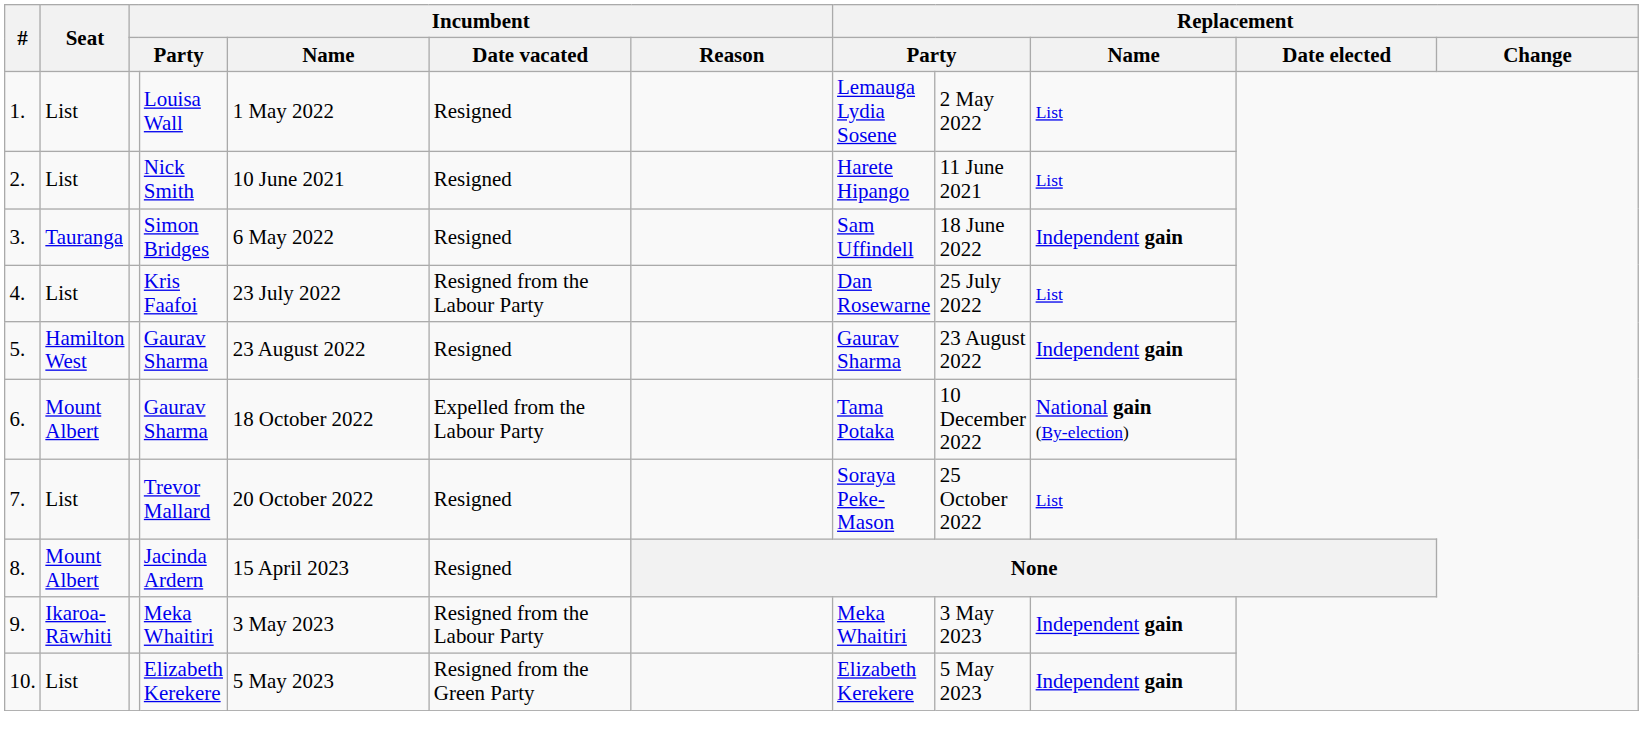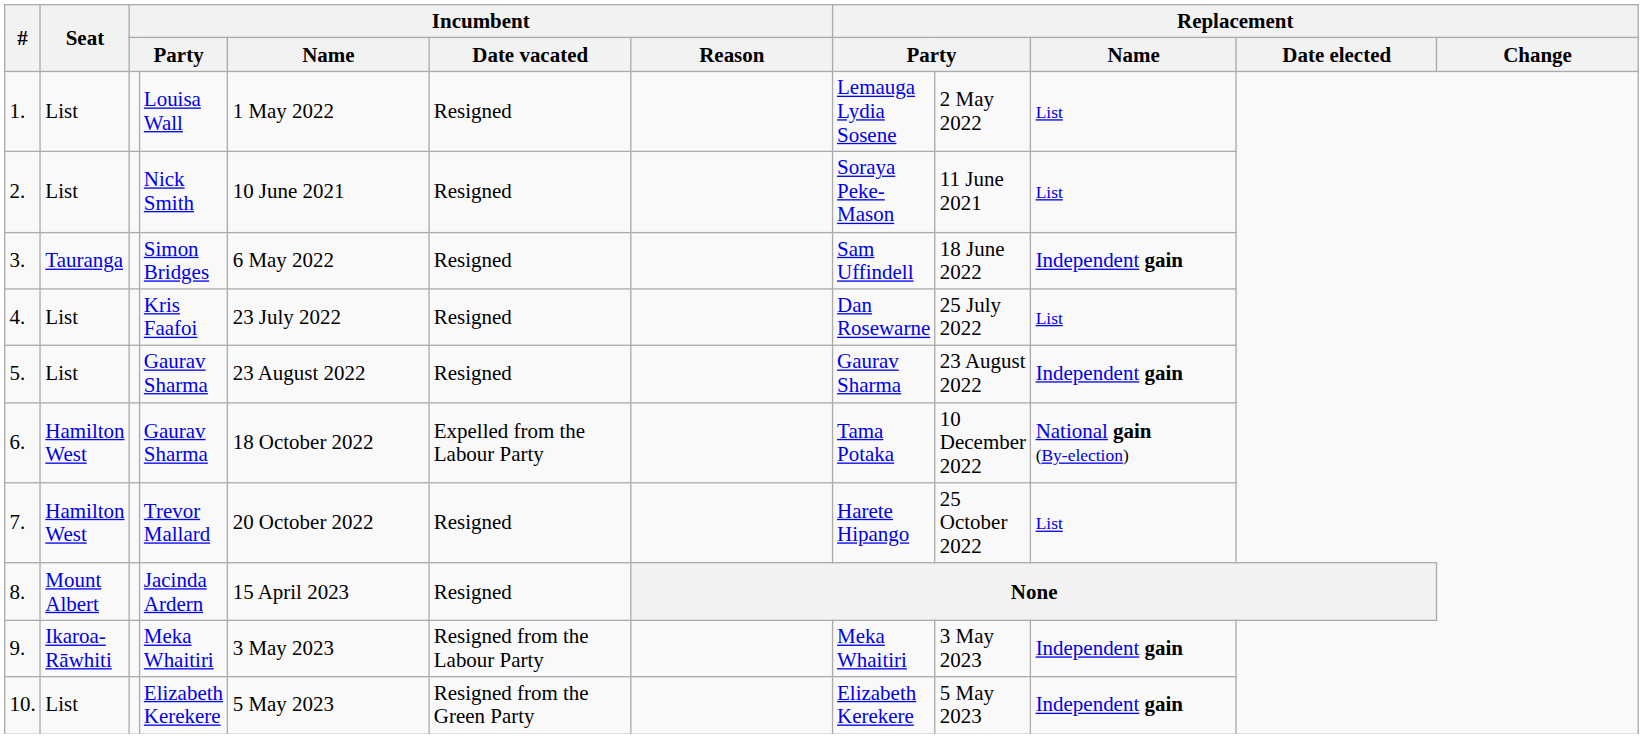(873, 179) Harete Hipango -> (866, 191) Soraya Peke-Mason
(511, 293) Resigned from the Labour Party -> (473, 317) Resigned
(85, 350) Hamilton West -> (62, 373) List
(73, 418) Mount Albert -> (85, 442) Hamilton West
(62, 499) List -> (85, 522) Hamilton West
(866, 499) Soraya Peke-Mason -> (873, 522) Harete Hipango
